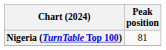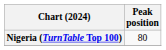(143, 38) 81 -> (143, 38) 80
